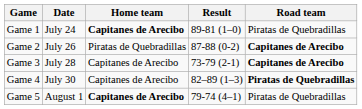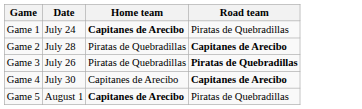- column: (217, 12)
(60, 46) July 26 -> (60, 46) July 28
(60, 63) July 28 -> (60, 63) July 26
(133, 63) Capitanes de Arecibo -> (137, 63) Piratas de Quebradillas
(296, 63) Capitanes de Arecibo -> (244, 63) Piratas de Quebradillas
(301, 79) Piratas de Quebradillas -> (239, 79) Capitanes de Arecibo
